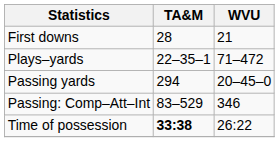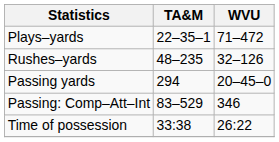- row: (43, 37)
+ row: (52, 59)
(174, 125) bold -> (174, 125) normal
